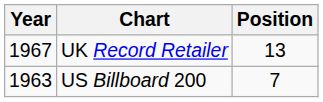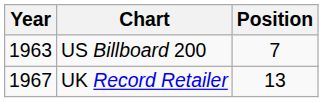rows swapped: (134, 81) <-> (144, 50)
